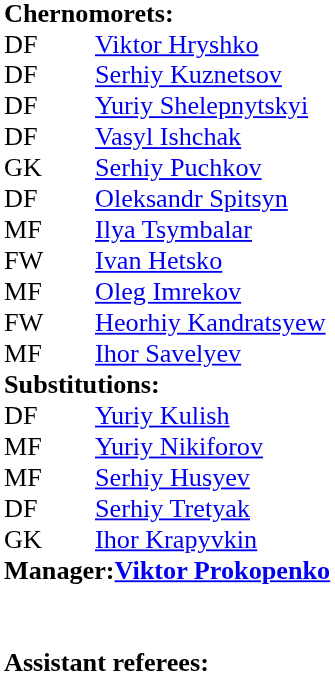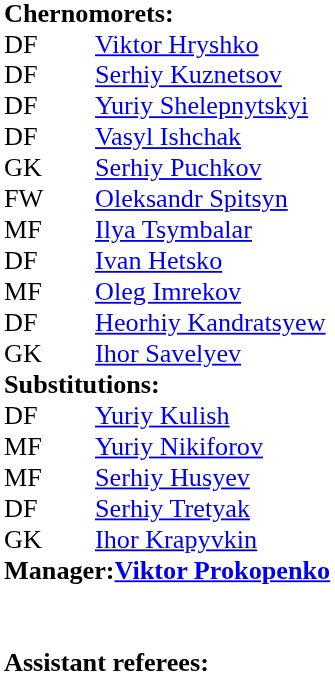(21, 198) DF -> (24, 198) FW
(24, 260) FW -> (21, 260) DF
(24, 322) FW -> (21, 322) DF
(23, 353) MF -> (23, 353) GK
